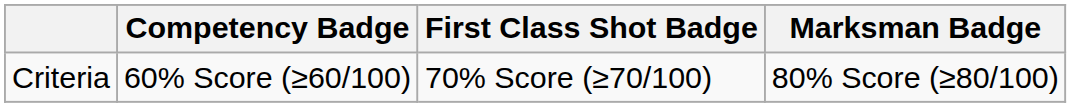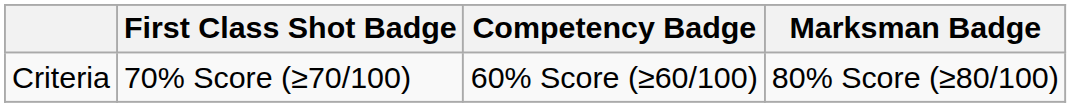columns swapped: (267, 28) <-> (591, 28)
